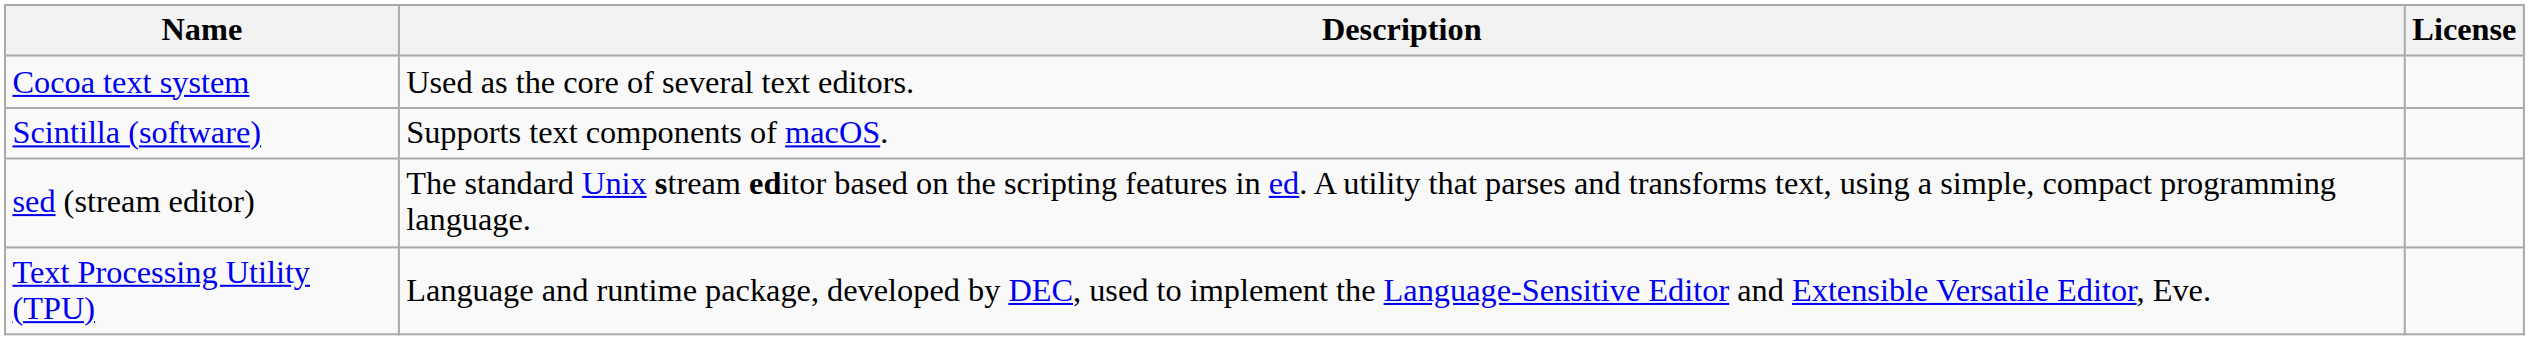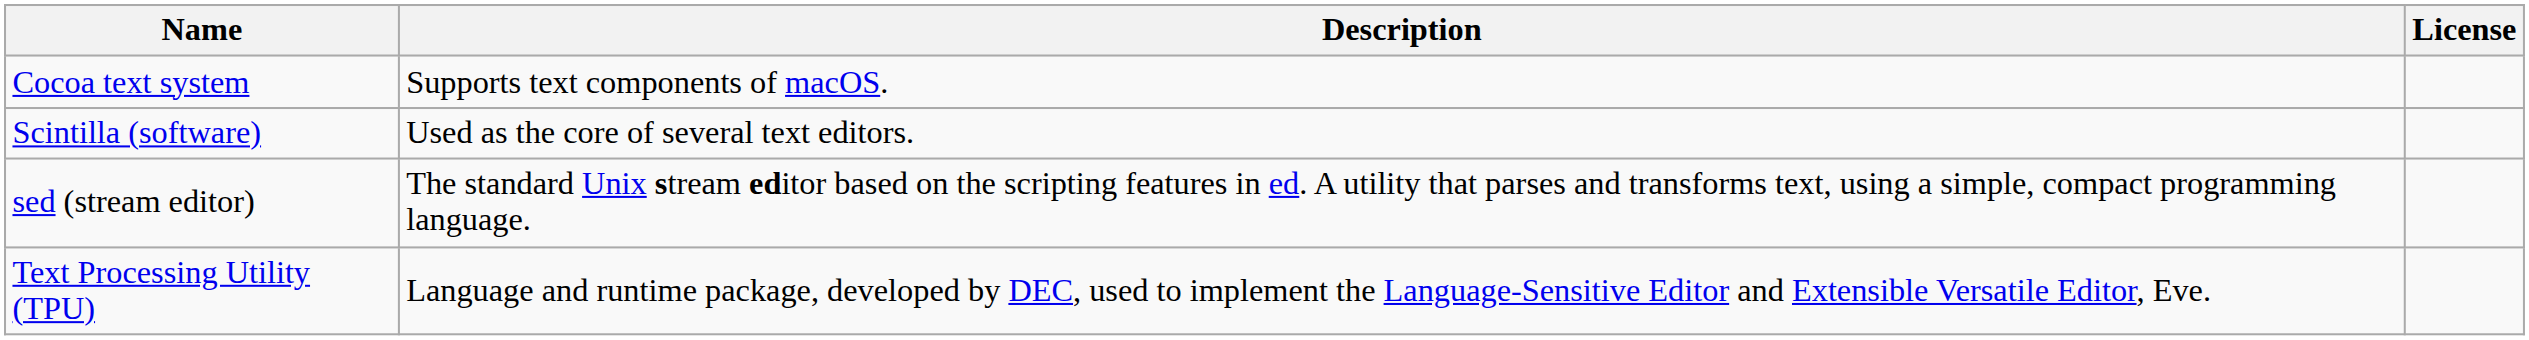(660, 81) Used as the core of several text editors. -> (647, 81) Supports text components of macOS.
(647, 132) Supports text components of macOS. -> (660, 132) Used as the core of several text editors.
